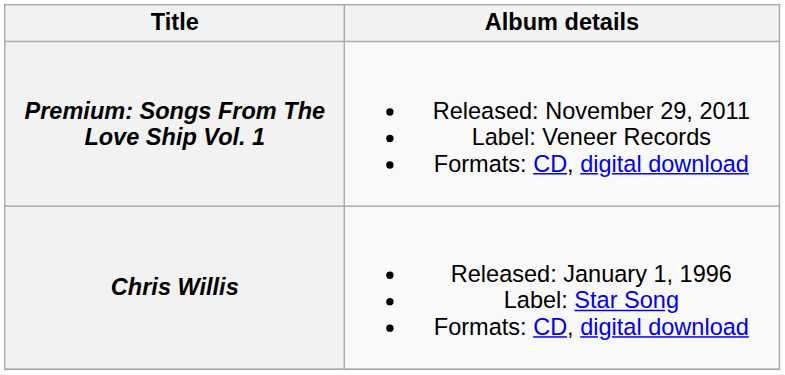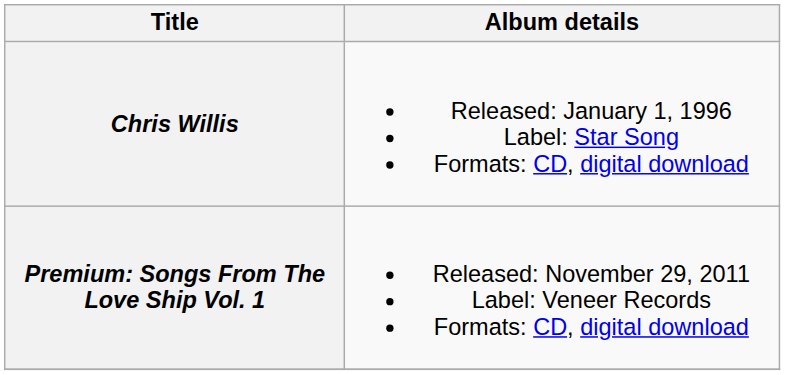rows swapped: (175, 287) <-> (175, 123)
